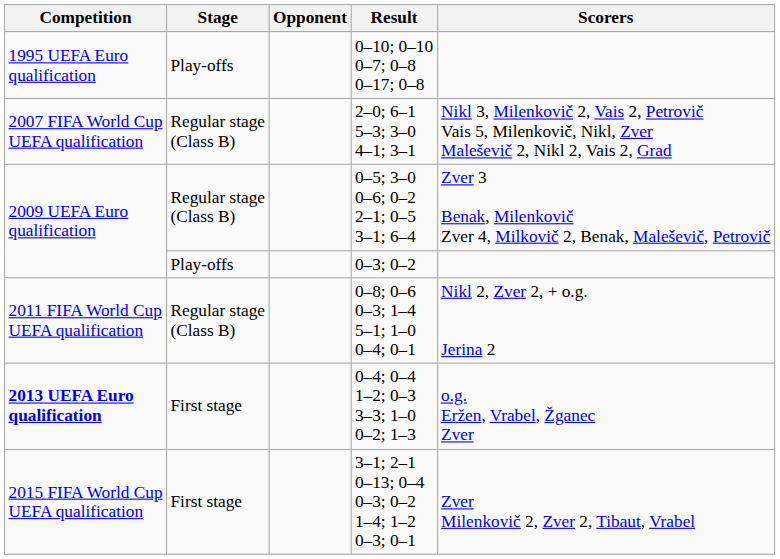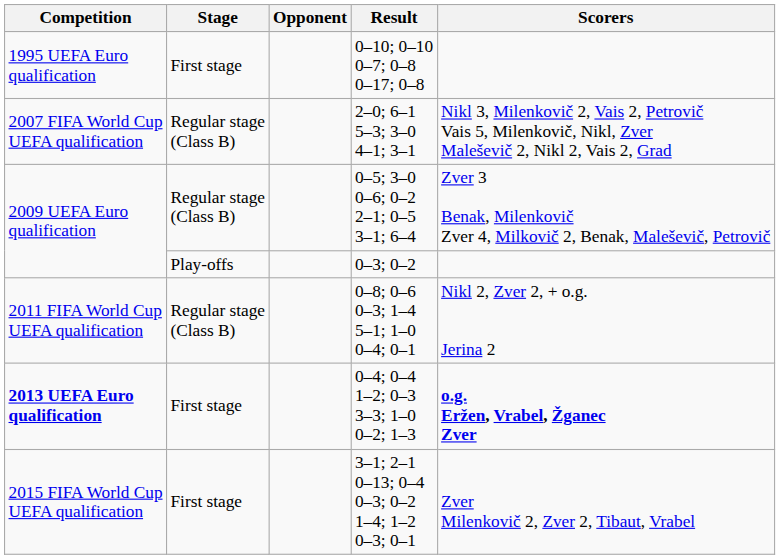(202, 65) Play-offs -> (206, 65) First stage
(518, 415) normal -> (523, 415) bold
